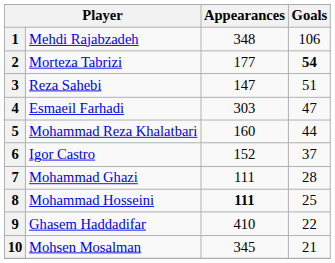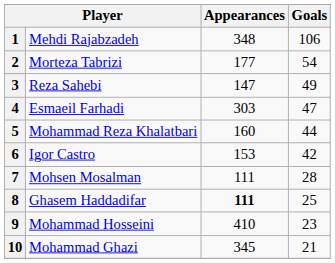(309, 62) bold -> (309, 62) normal
(309, 85) 51 -> (309, 85) 49
(244, 154) 152 -> (244, 154) 153
(309, 154) 37 -> (309, 154) 42
(83, 177) Mohammad Ghazi -> (85, 177) Mohsen Mosalman
(92, 200) Mohammad Hosseini -> (87, 200) Ghasem Haddadifar
(87, 223) Ghasem Haddadifar -> (92, 223) Mohammad Hosseini
(309, 223) 22 -> (309, 223) 23
(85, 246) Mohsen Mosalman -> (83, 246) Mohammad Ghazi
